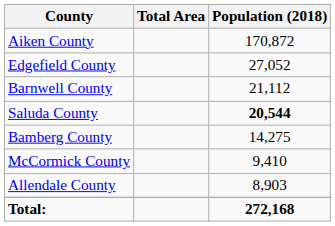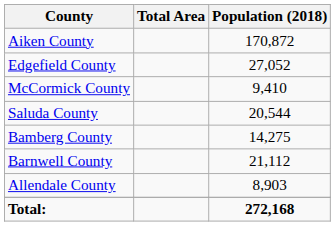rows swapped: (60, 88) <-> (69, 161)
(270, 112) bold -> (270, 112) normal
